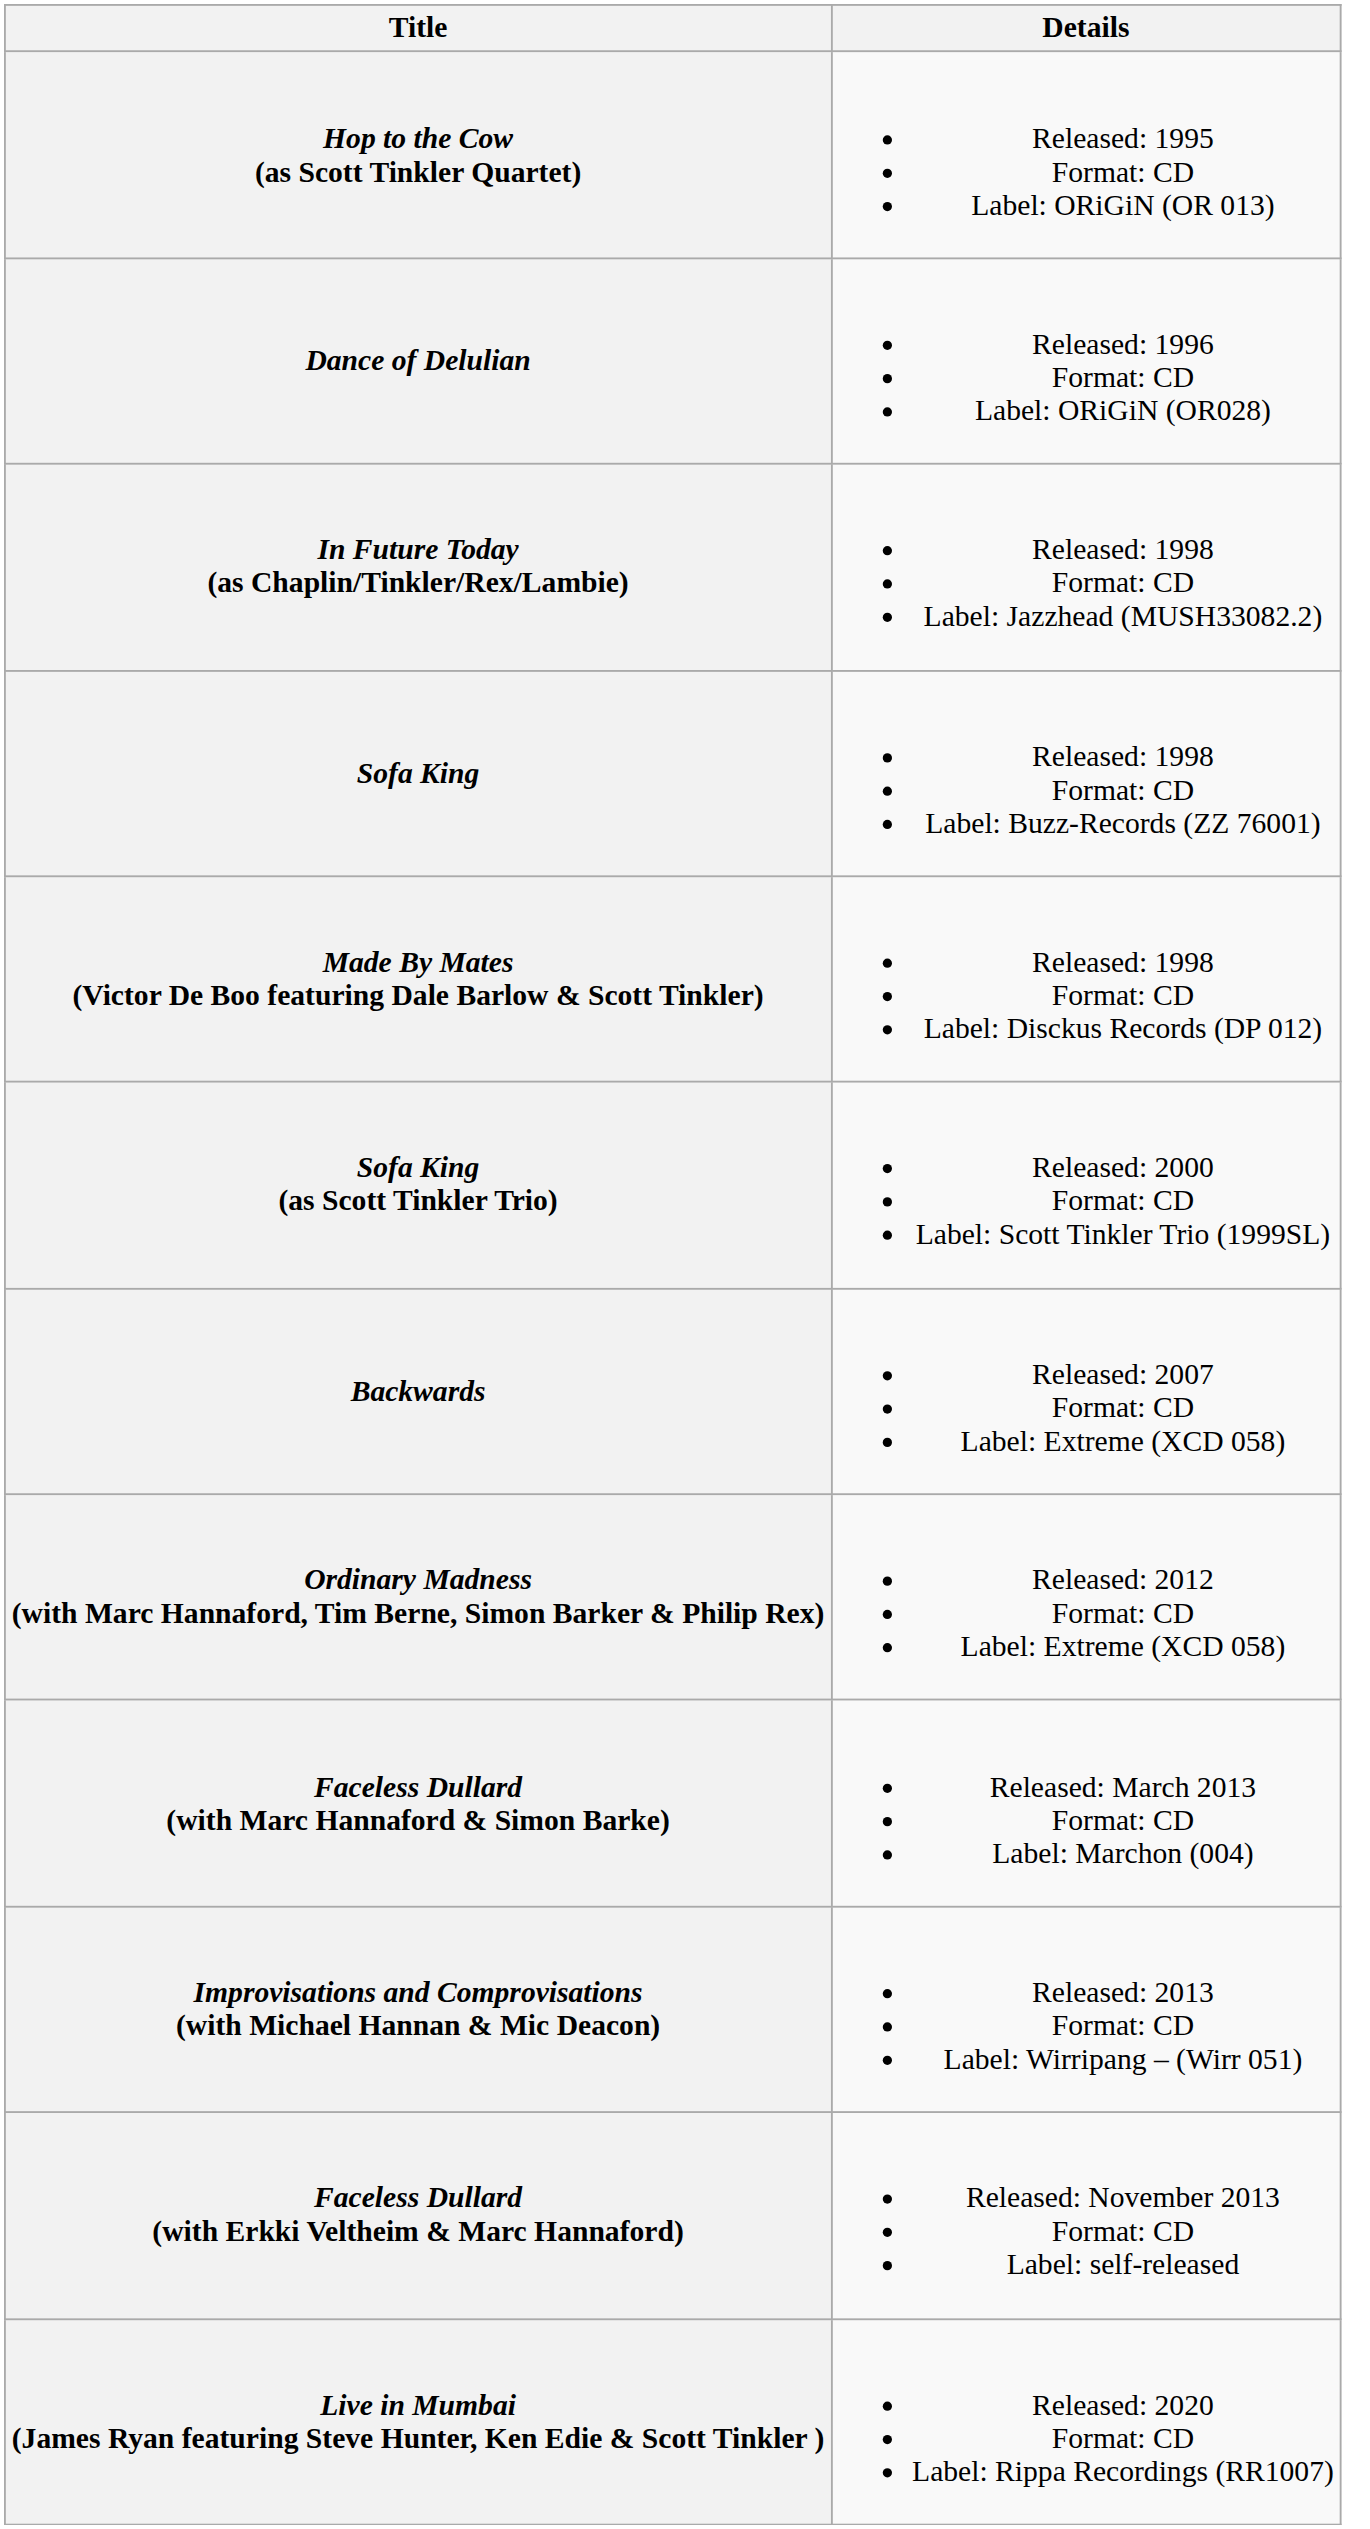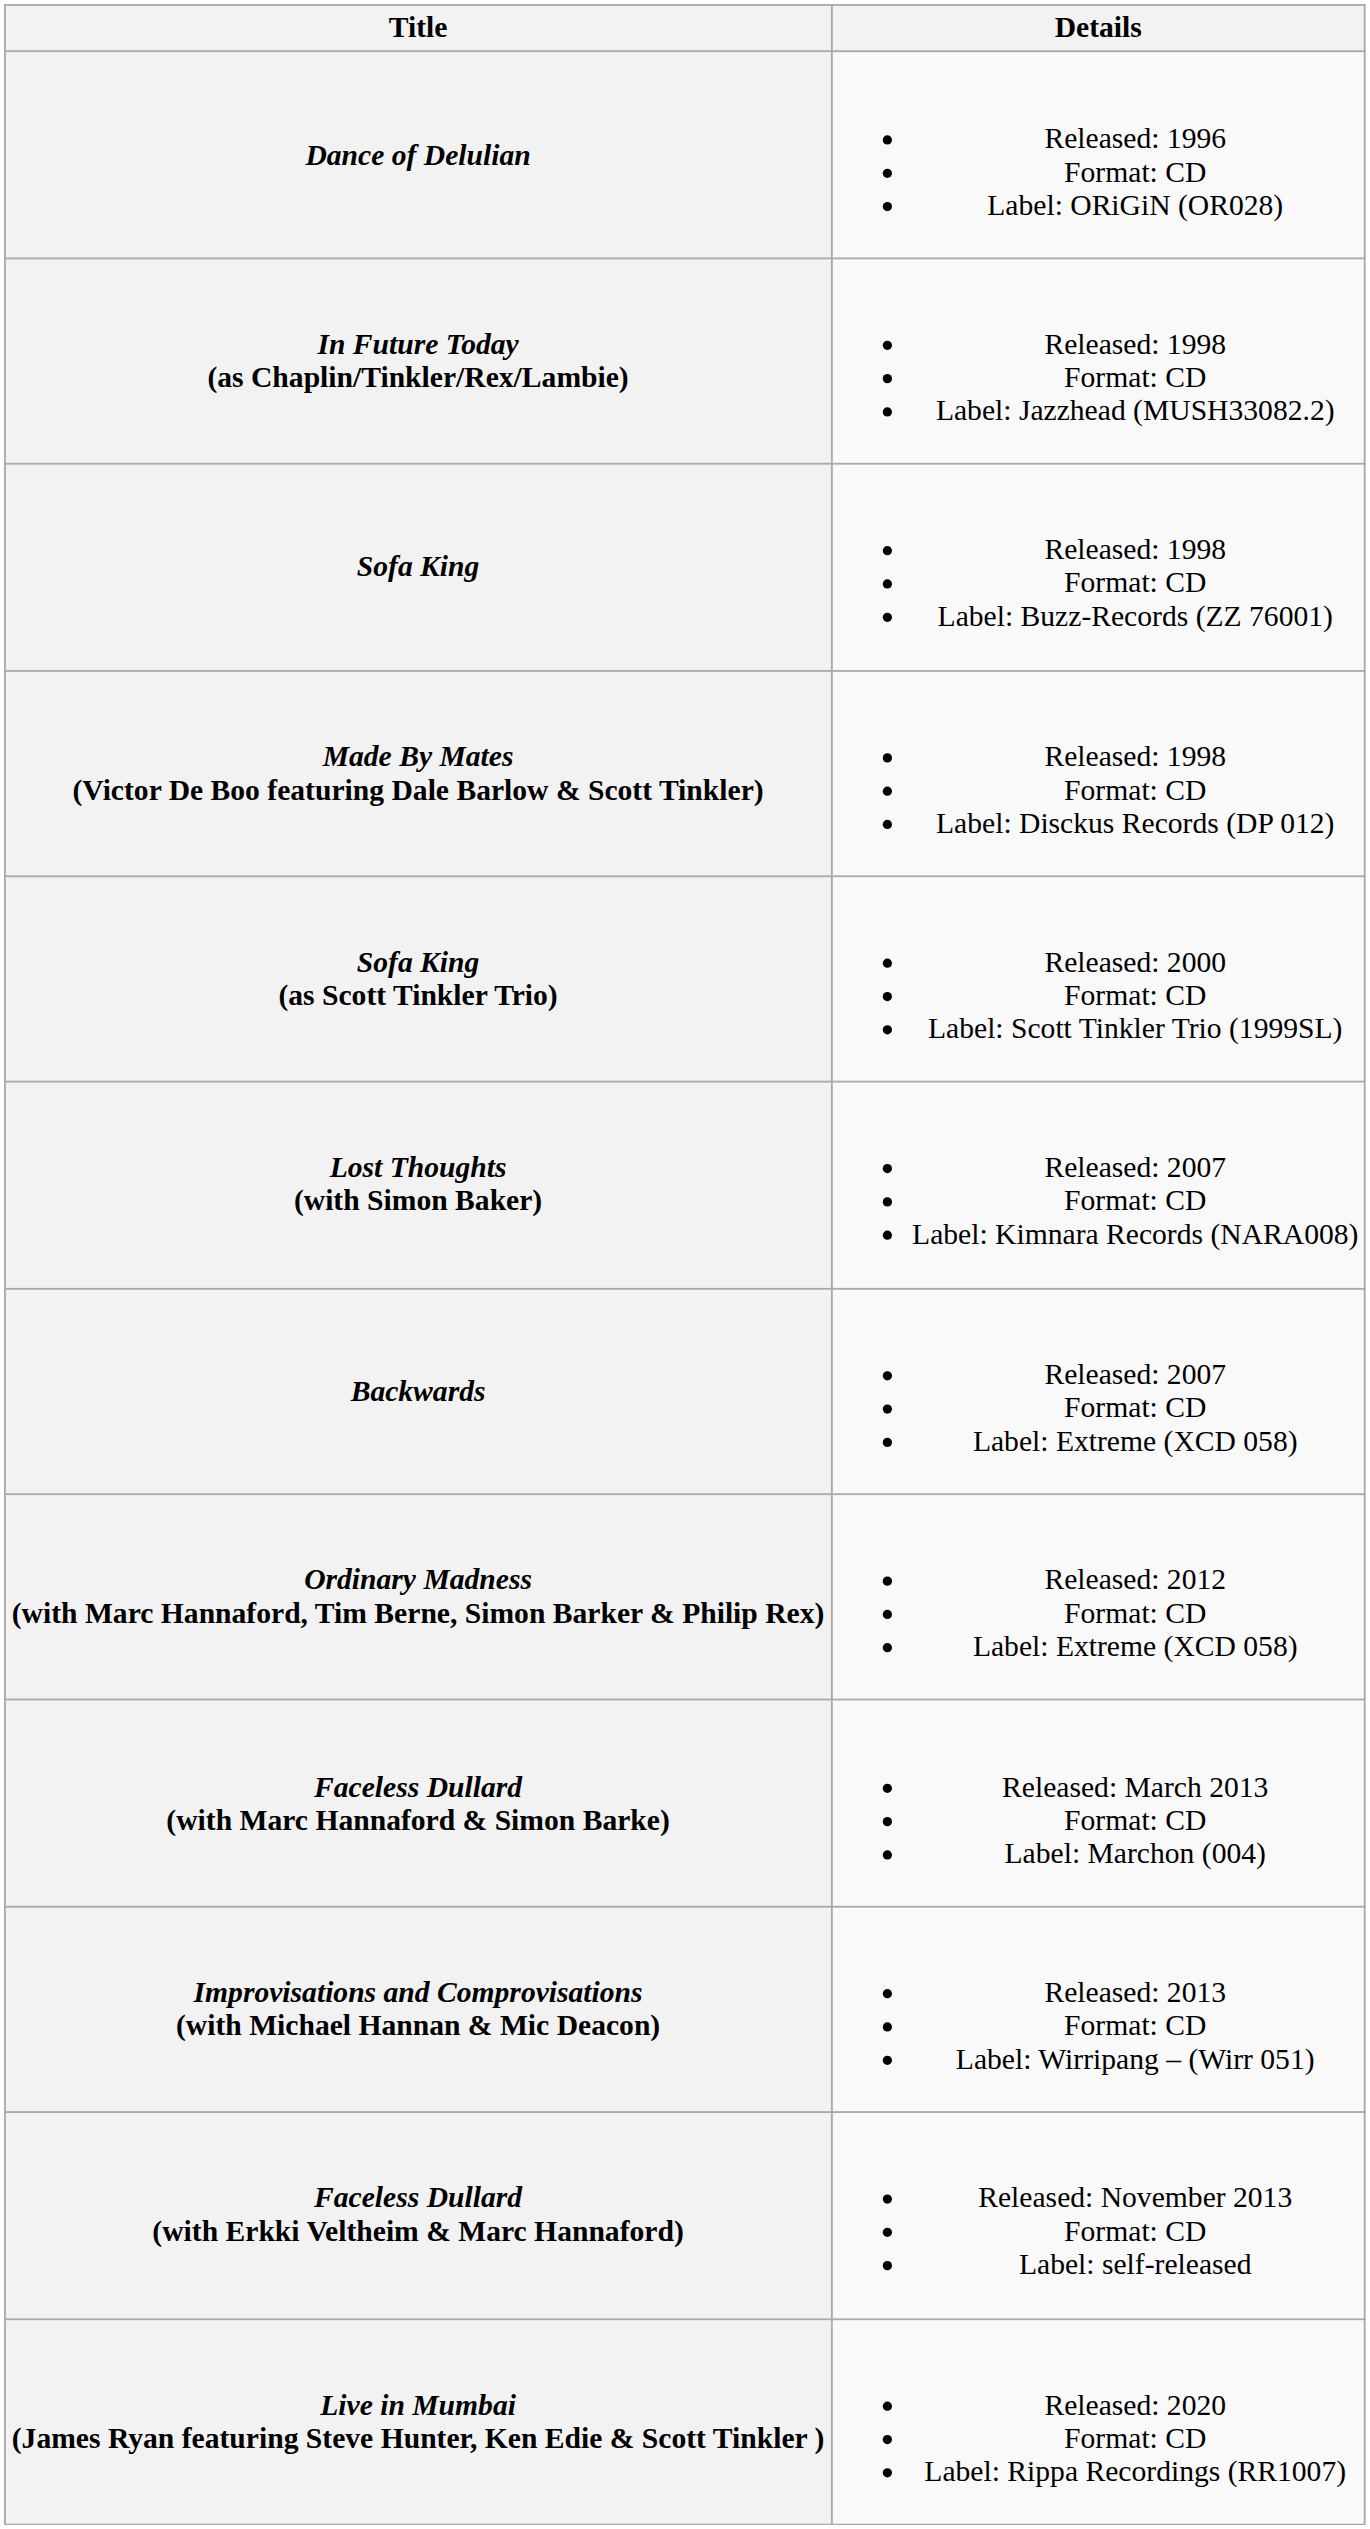- row: (418, 154)
+ row: (418, 1184)
